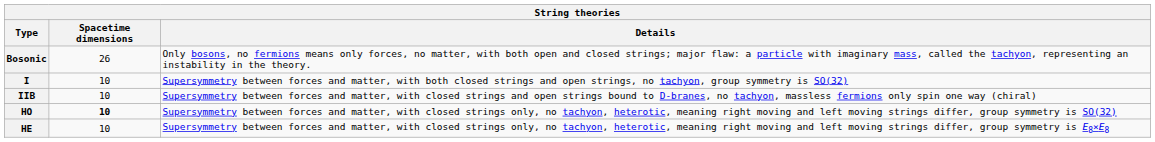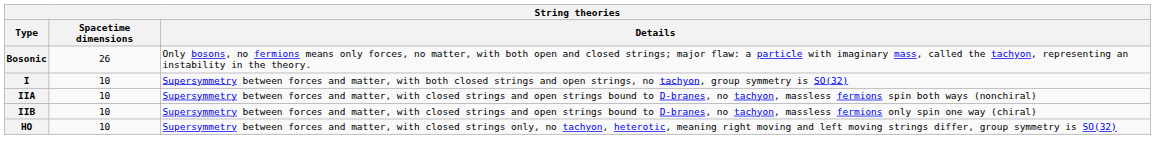+ row: (27, 96)
(105, 111) bold -> (105, 127) normal
- row: (27, 128)
